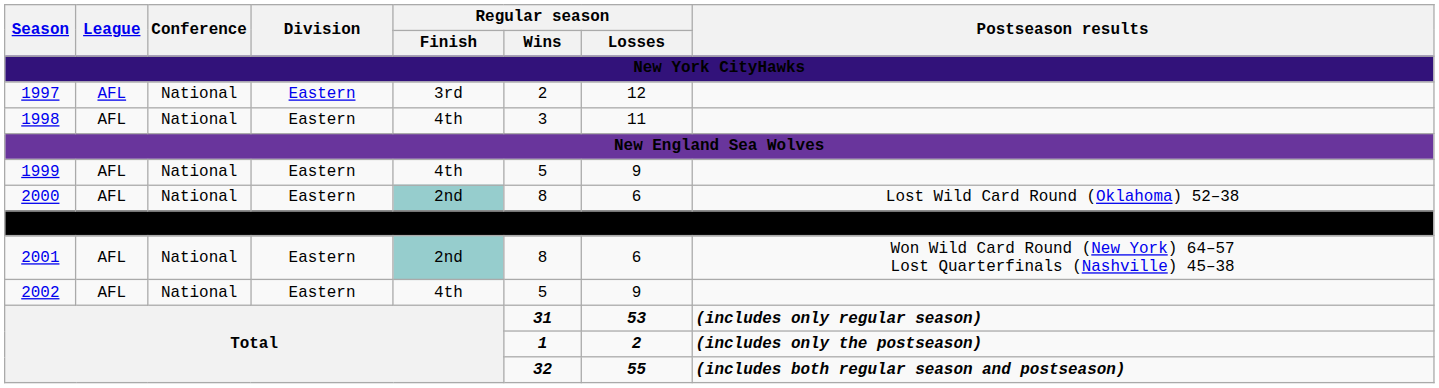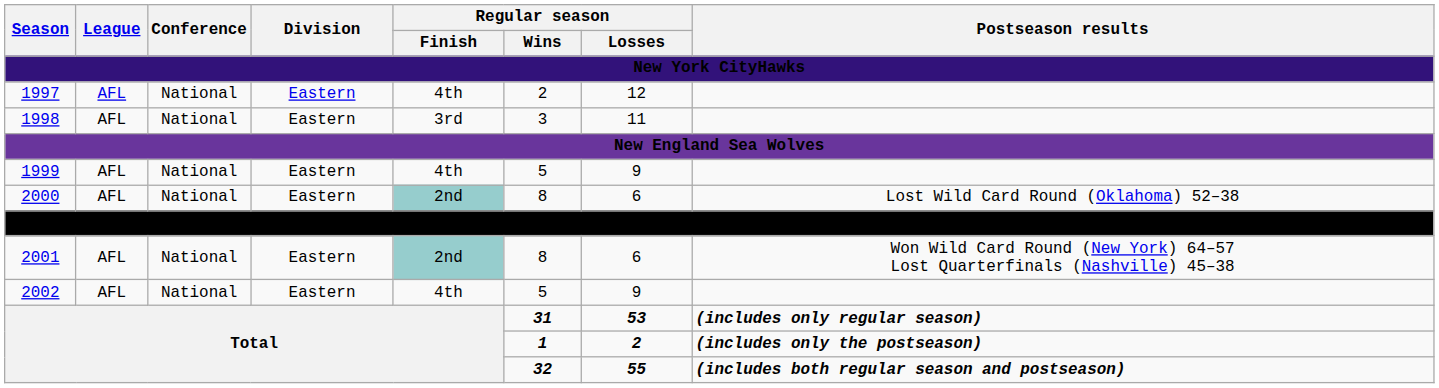(448, 95) 3rd -> (448, 95) 4th
(448, 121) 4th -> (448, 121) 3rd
